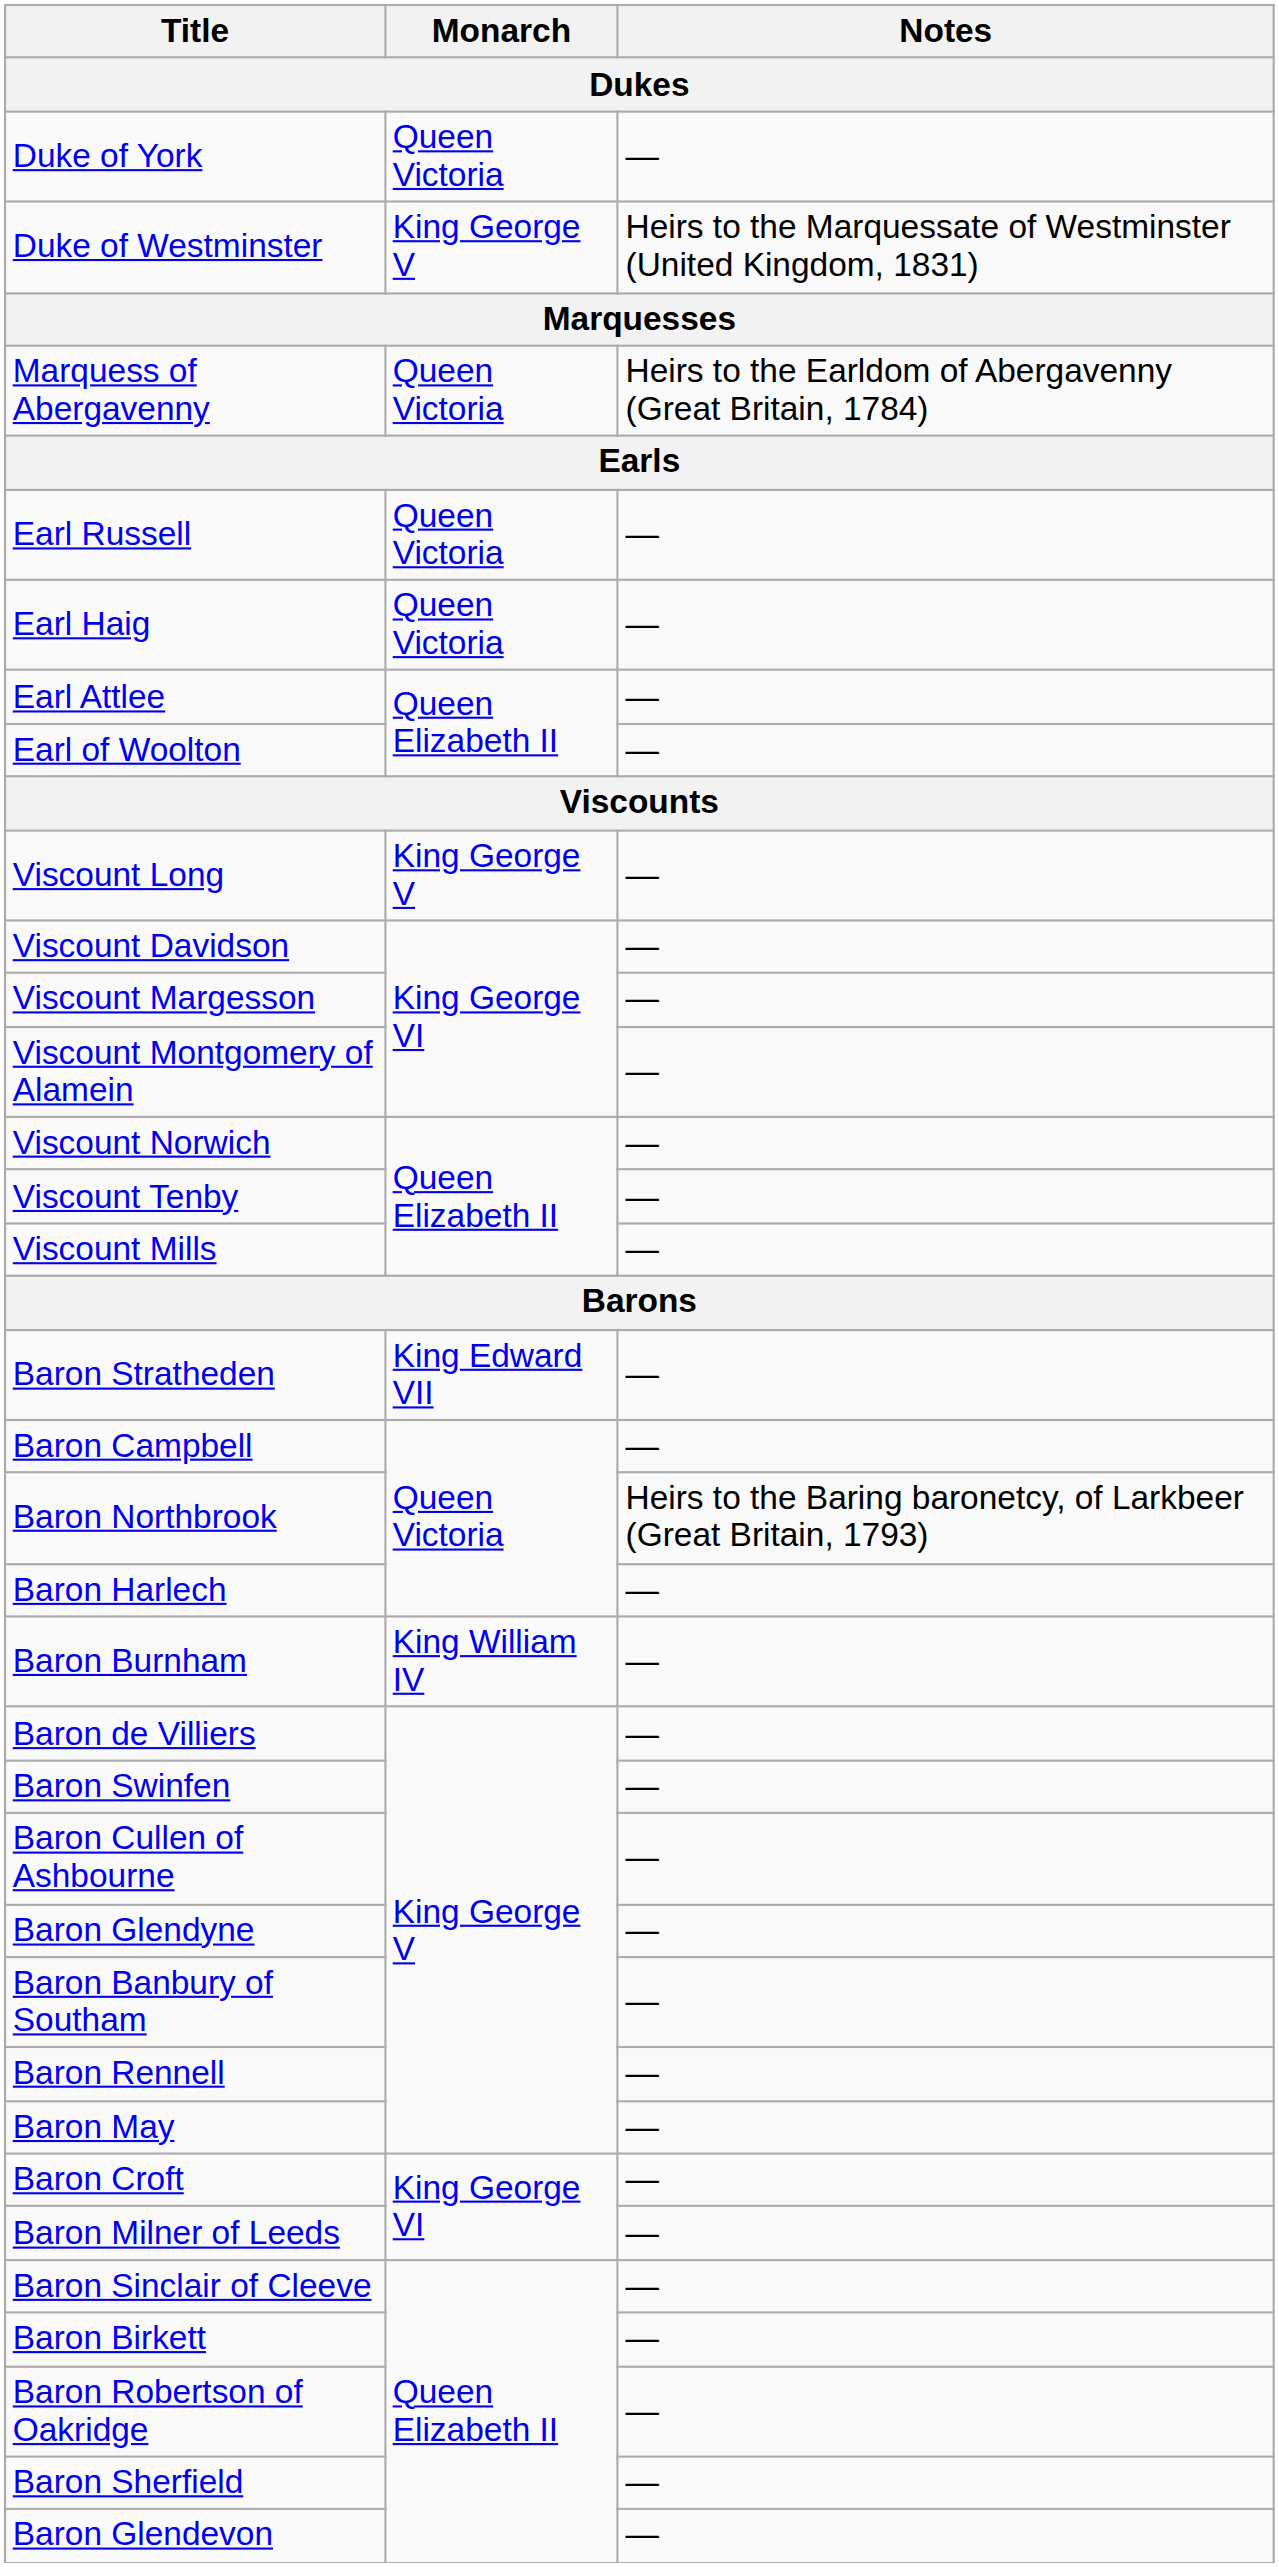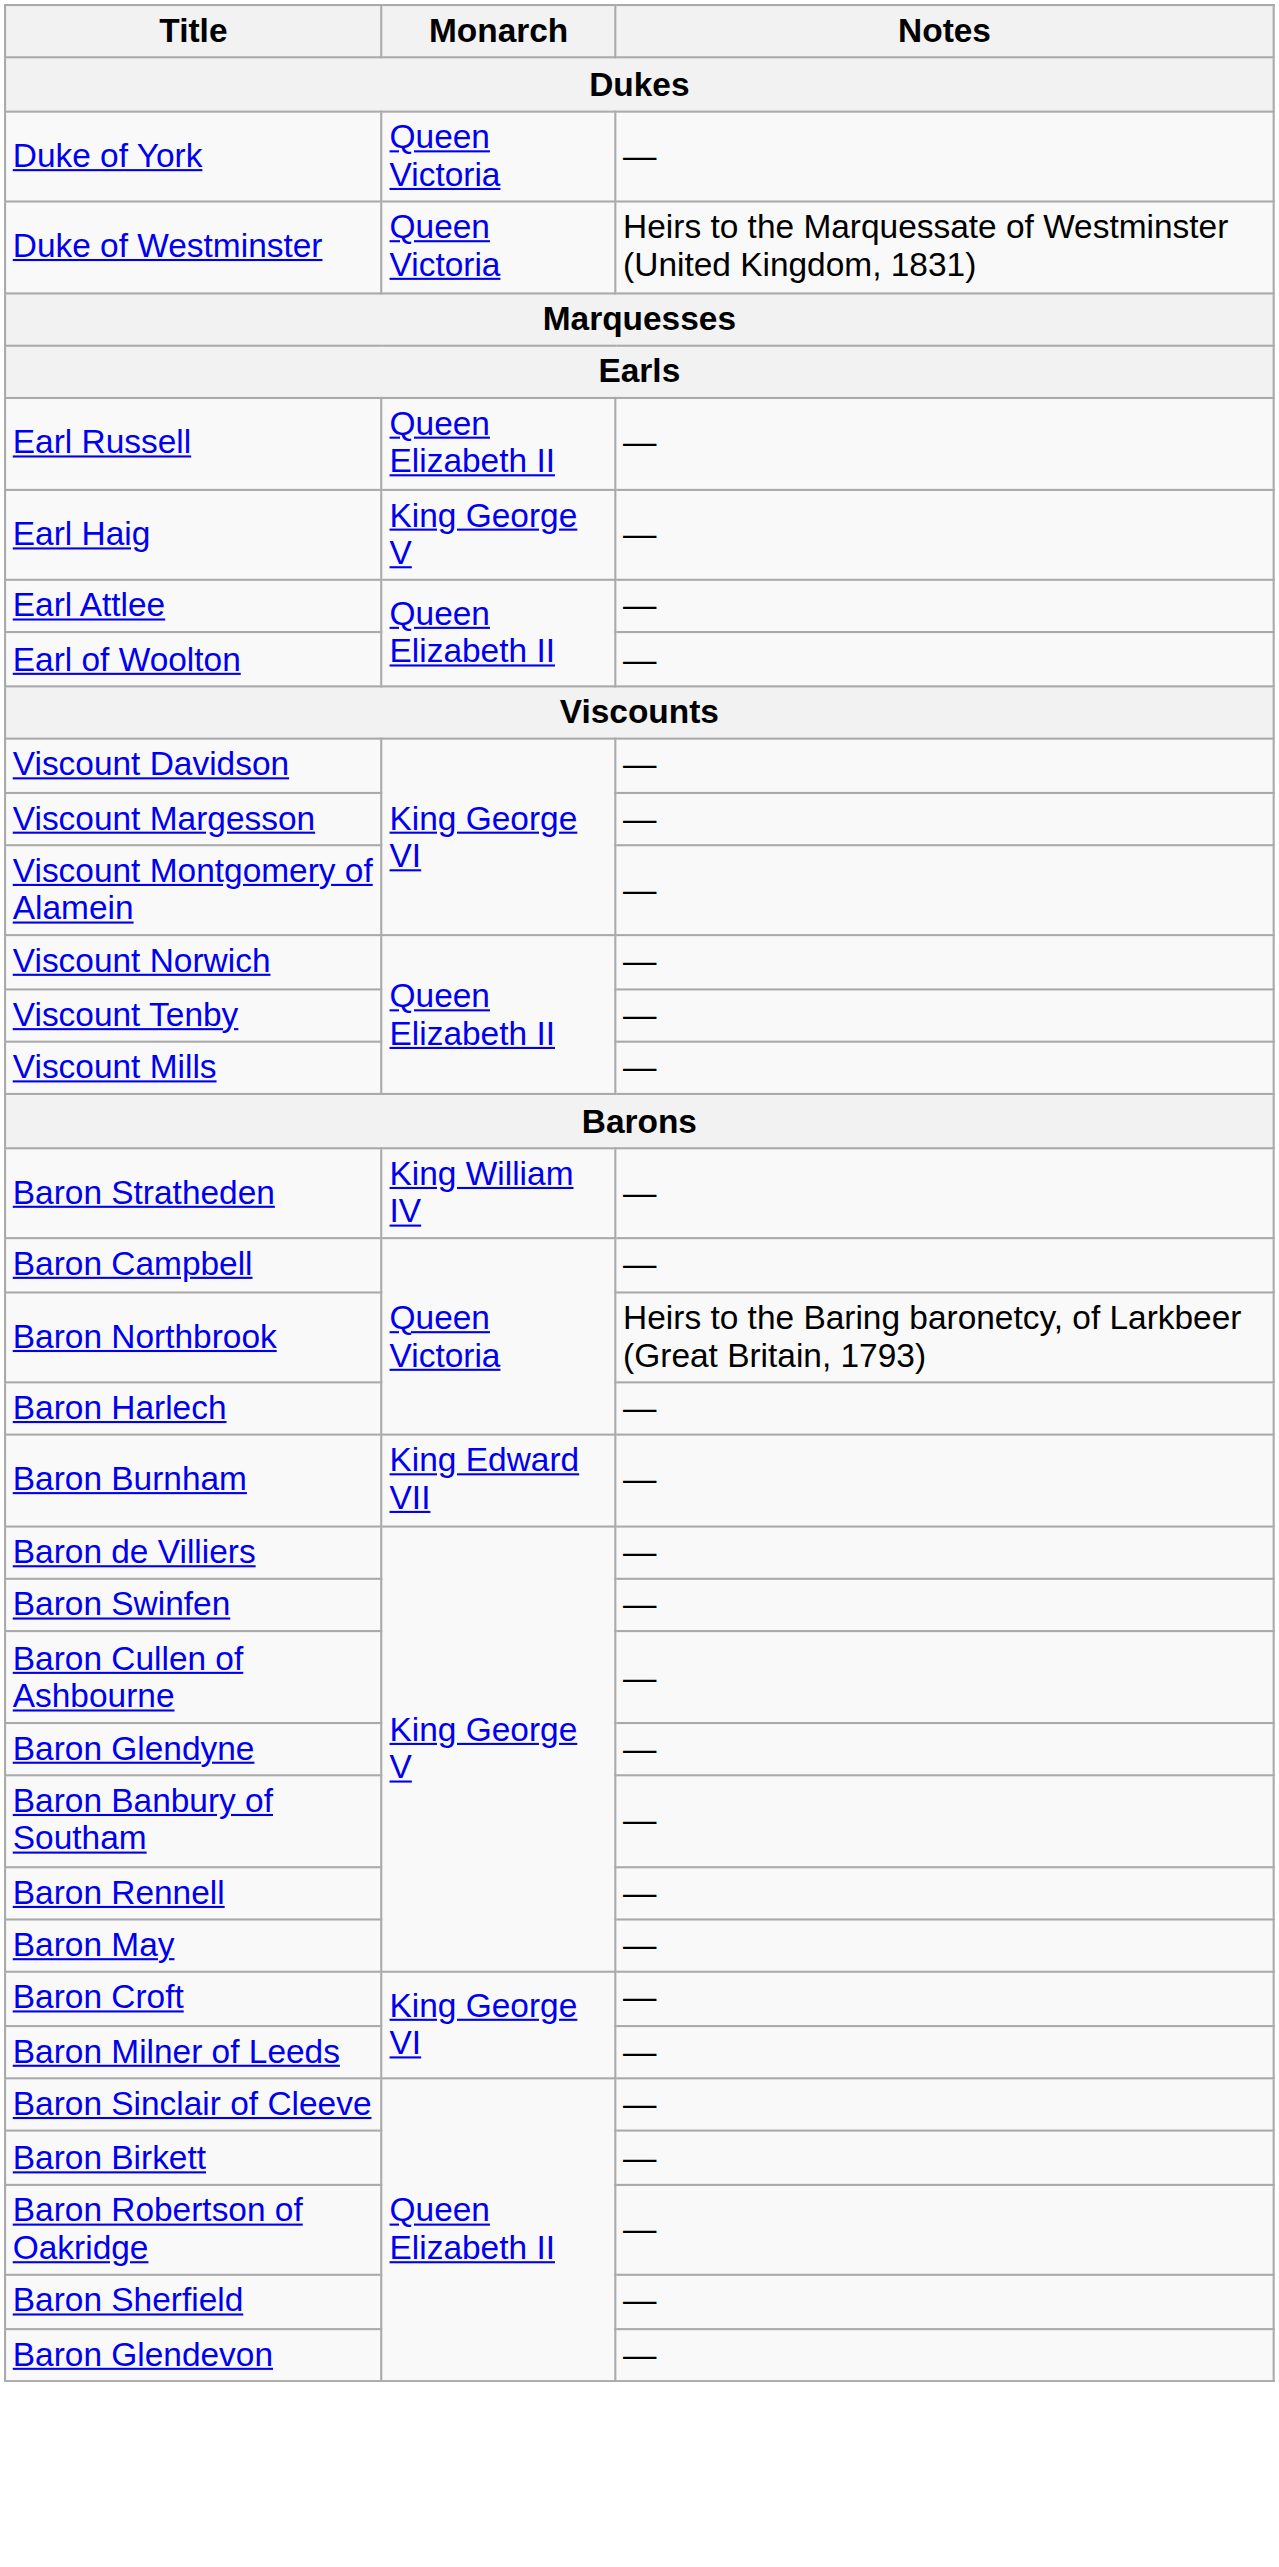(487, 246) King George V -> (445, 246) Queen Victoria
- row: (111, 390)
(448, 533) Queen Victoria -> (472, 443) Queen Elizabeth II
(448, 624) Queen Victoria -> (483, 533) King George V
- row: (118, 874)
(488, 1373) King Edward VII -> (482, 1192) King William IV
(485, 1661) King William IV -> (484, 1479) King Edward VII
